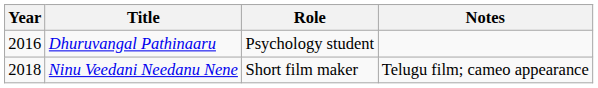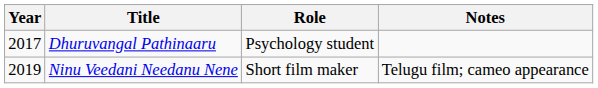(25, 43) 2016 -> (25, 43) 2017
(25, 69) 2018 -> (25, 69) 2019
